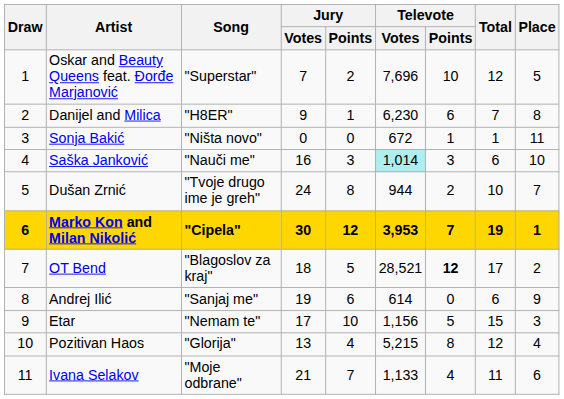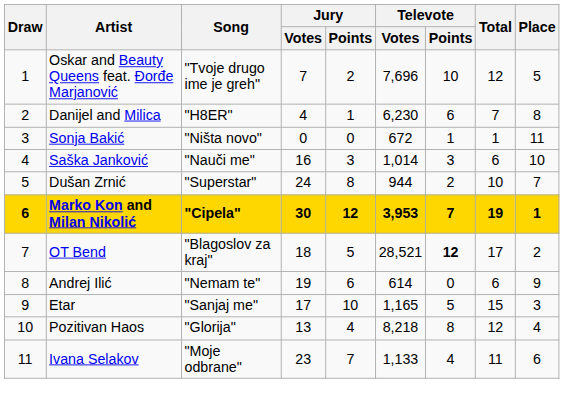(220, 76) "Superstar" -> (225, 76) "Tvoje drugo ime je greh"
(303, 115) 9 -> (303, 115) 4
(400, 160) paleturquoise background -> (400, 160) no background
(225, 191) "Tvoje drugo ime je greh" -> (220, 183) "Superstar"
(221, 299) "Sanjaj me" -> (222, 283) "Nemam te"
(222, 321) "Nemam te" -> (221, 305) "Sanjaj me"
(400, 321) 1,156 -> (400, 305) 1,165
(400, 344) 5,215 -> (400, 328) 8,218
(303, 374) 21 -> (303, 358) 23
